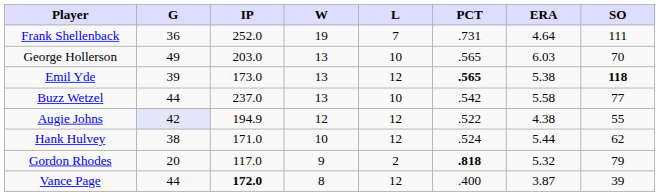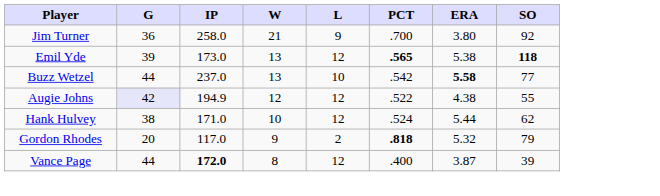+ row: (61, 35)
- row: (70, 35)
- row: (70, 56)
(544, 98) normal -> (464, 77) bold
